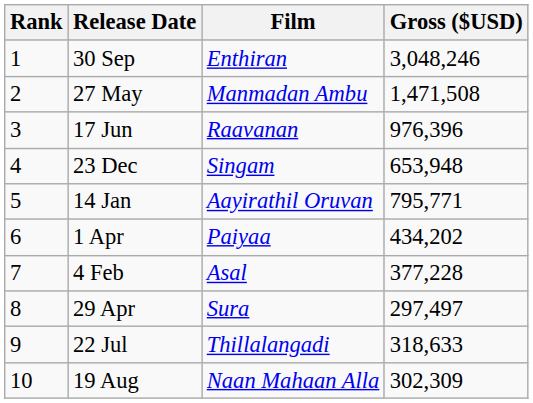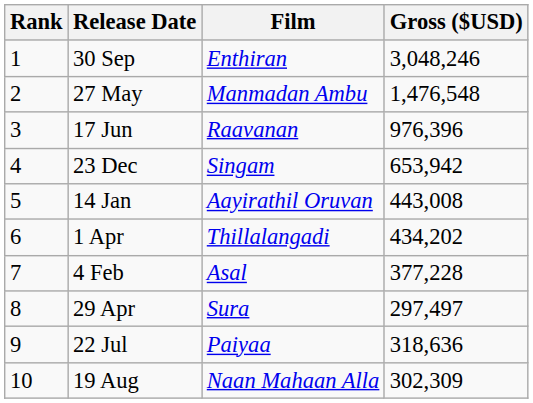(435, 93) 1,471,508 -> (435, 93) 1,476,548
(426, 165) 653,948 -> (426, 165) 653,942
(426, 201) 795,771 -> (426, 201) 443,008
(239, 237) Paiyaa -> (268, 237) Thillalangadi
(268, 344) Thillalangadi -> (239, 344) Paiyaa
(426, 344) 318,633 -> (426, 344) 318,636
